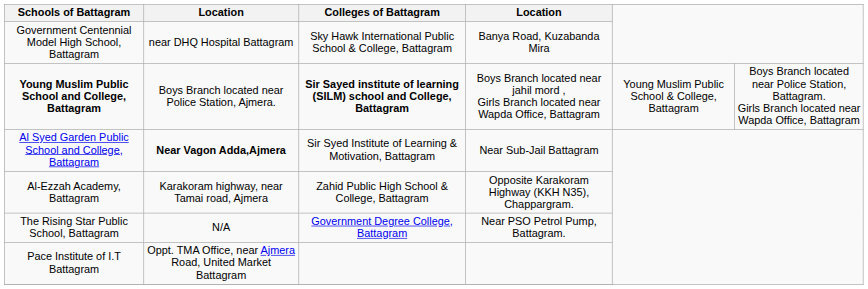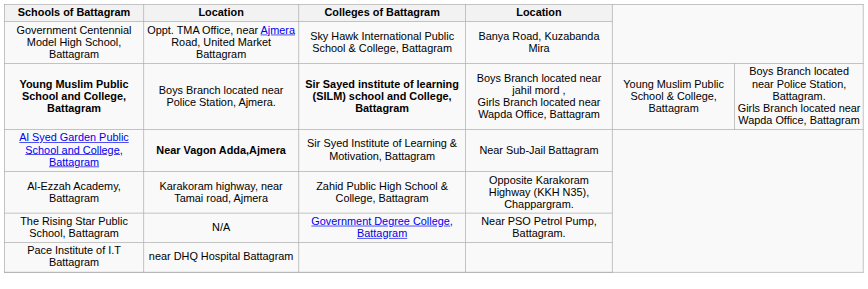(221, 42) near DHQ Hospital Battagram -> (221, 42) Oppt. TMA Office, near Ajmera Road, United Market Battagram
(221, 263) Oppt. TMA Office, near Ajmera Road, United Market Battagram -> (221, 257) near DHQ Hospital Battagram
